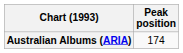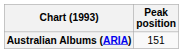(156, 40) 174 -> (156, 40) 151
